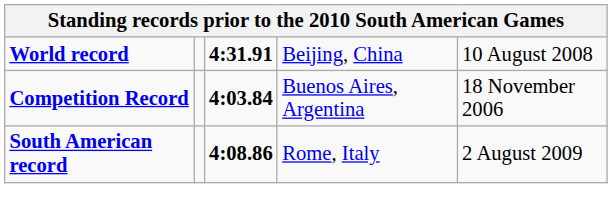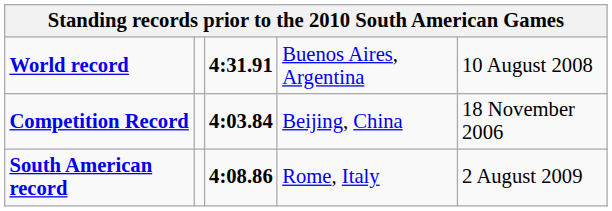(342, 53) Beijing, China -> (340, 65) Buenos Aires, Argentina
(340, 97) Buenos Aires, Argentina -> (342, 121) Beijing, China
